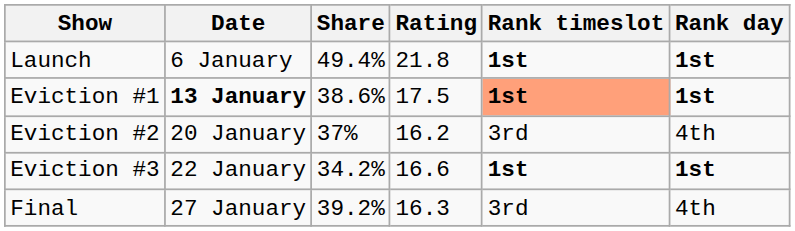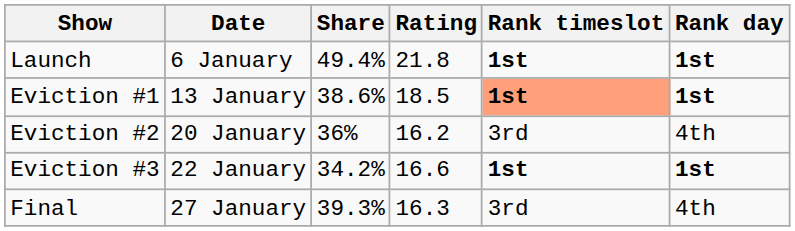(238, 97) bold -> (238, 97) normal
(423, 97) 17.5 -> (423, 97) 18.5
(337, 134) 37% -> (337, 134) 36%
(351, 208) 39.2% -> (351, 208) 39.3%
